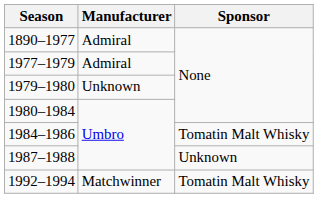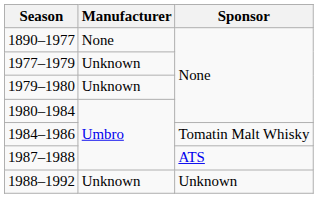(107, 39) Admiral -> (98, 39) None
(107, 63) Admiral -> (111, 63) Unknown
(208, 157) Unknown -> (192, 157) ATS
+ row: (41, 181)
- row: (41, 181)
